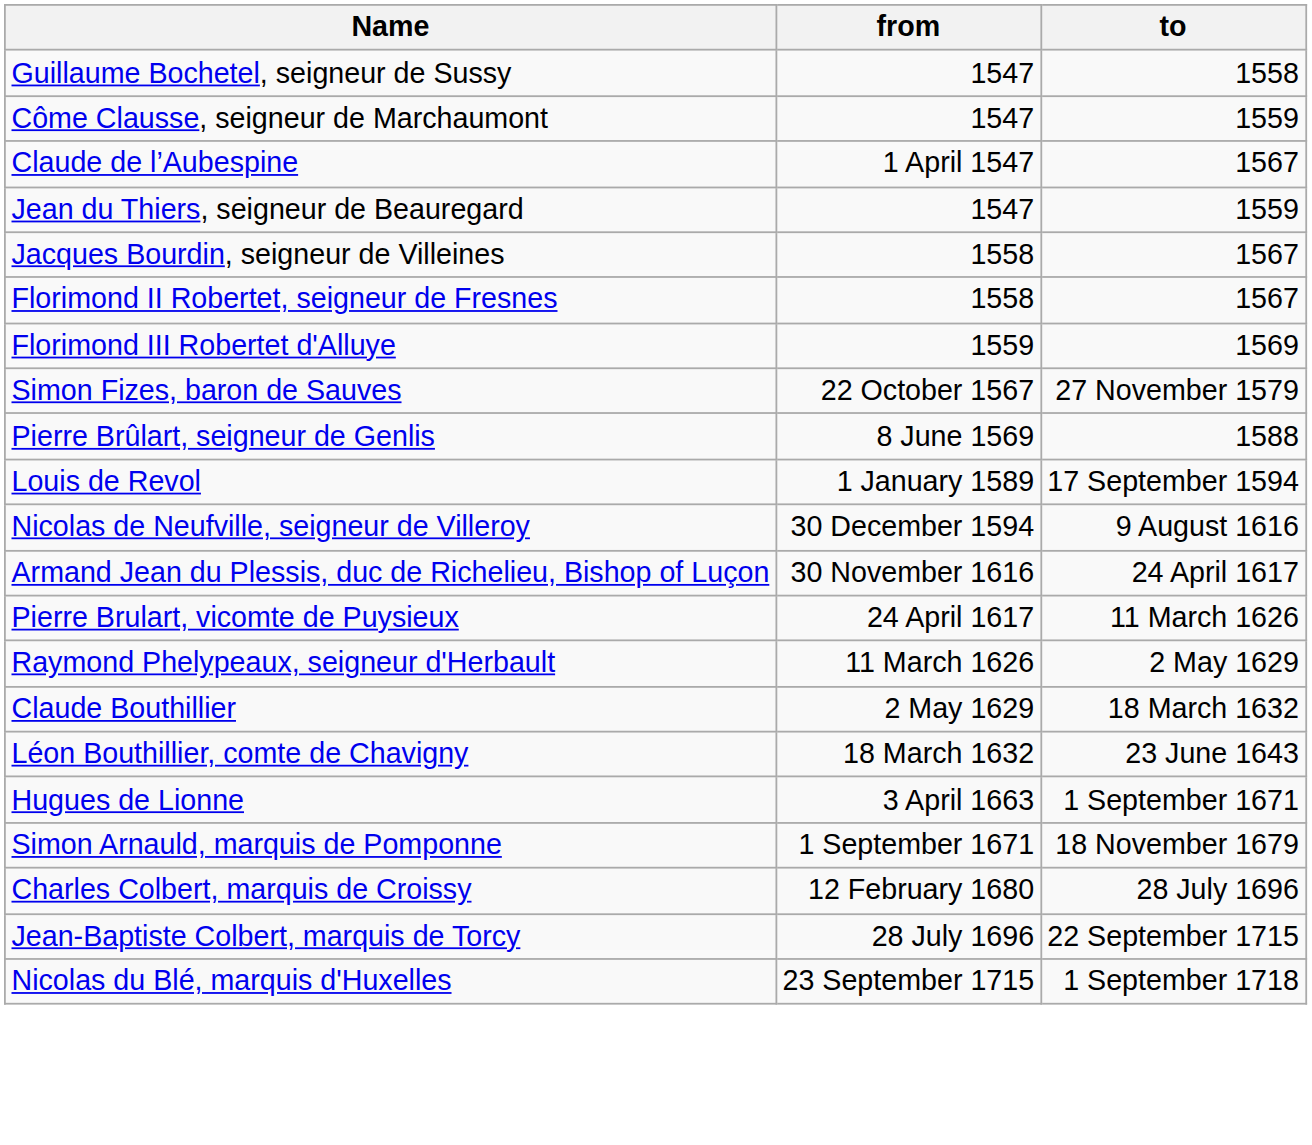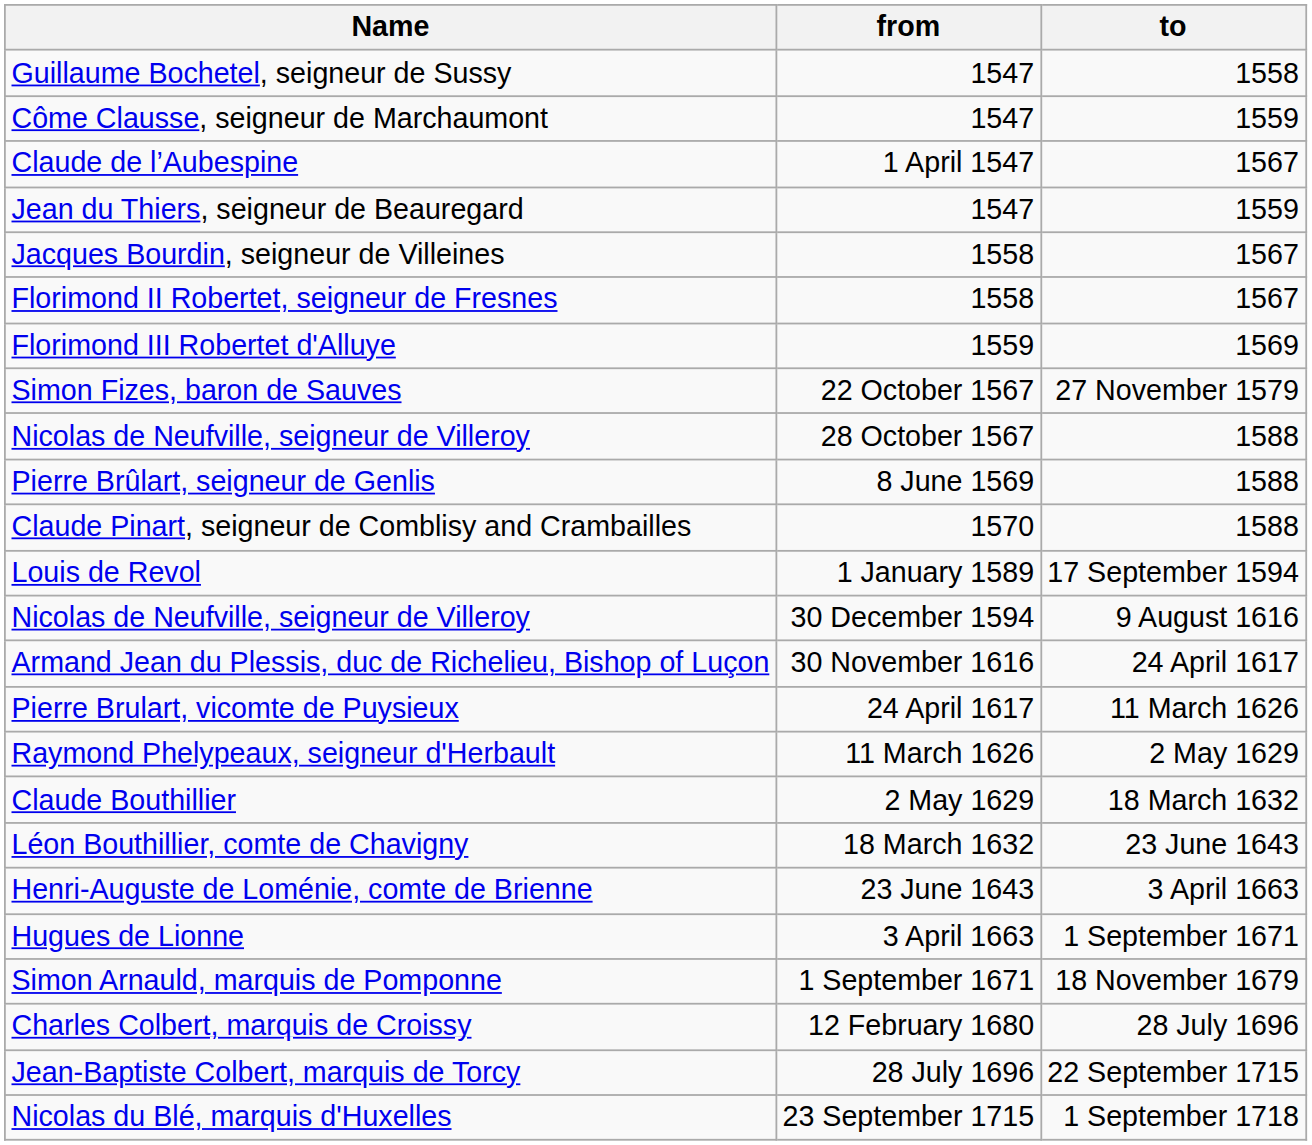+ row: (271, 436)
+ row: (351, 526)
+ row: (302, 890)
